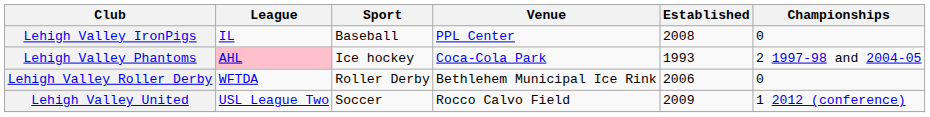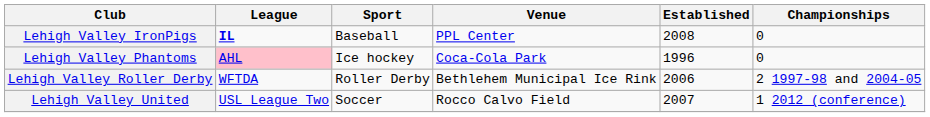(227, 37) normal -> (227, 37) bold
(679, 58) 1993 -> (679, 58) 1996
(839, 58) 2 1997-98 and 2004-05 -> (760, 58) 0
(760, 79) 0 -> (839, 79) 2 1997-98 and 2004-05
(679, 101) 2009 -> (679, 101) 2007
